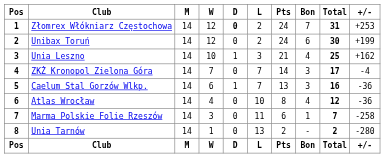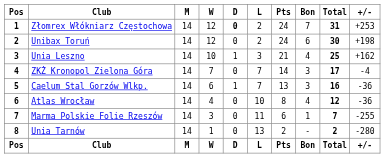(365, 42) +199 -> (365, 42) +198
(365, 116) -258 -> (365, 116) -255
